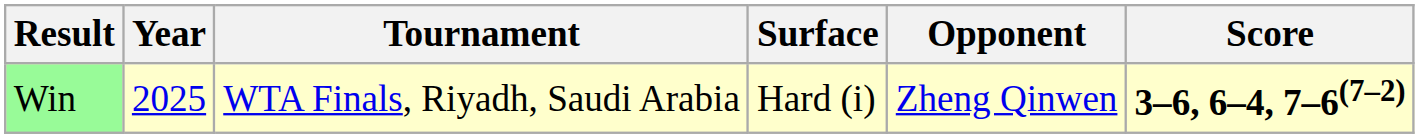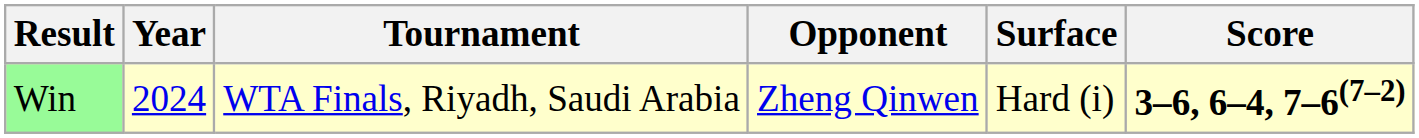columns swapped: (818, 33) <-> (1007, 33)
(169, 97) 2025 -> (169, 97) 2024
